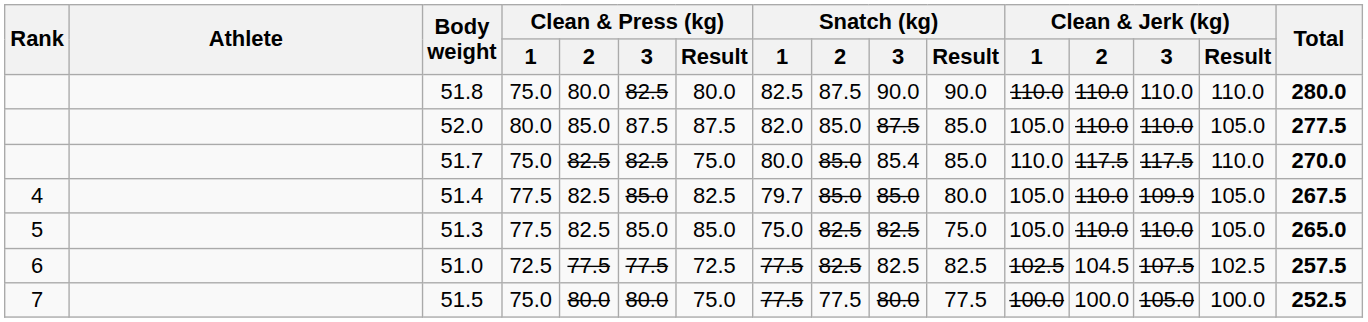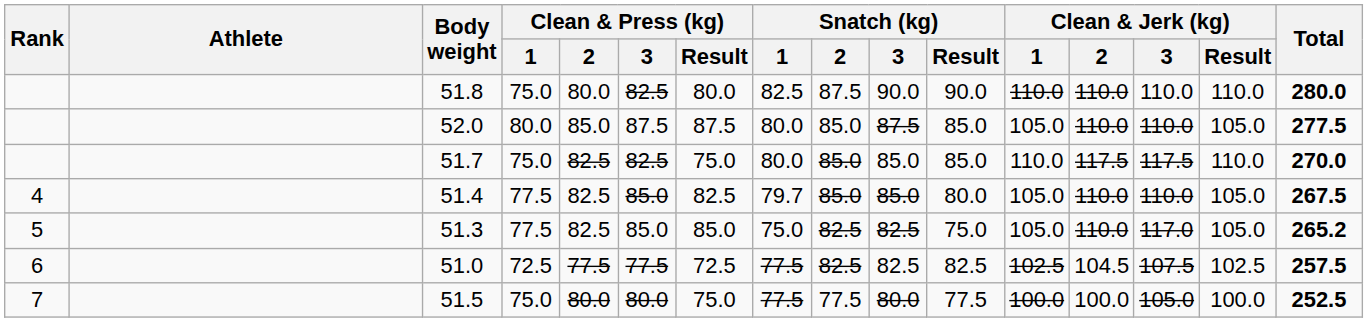(782, 126) 82.0 -> (782, 126) 80.0
(898, 160) 85.4 -> (898, 160) 85.0
(1167, 195) 109.9 -> (1167, 195) 110.0
(1167, 230) 110.0 -> (1167, 230) 117.0
(1319, 230) 265.0 -> (1319, 230) 265.2
